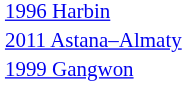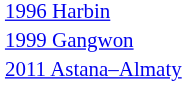rows swapped: (69, 69) <-> (93, 40)
